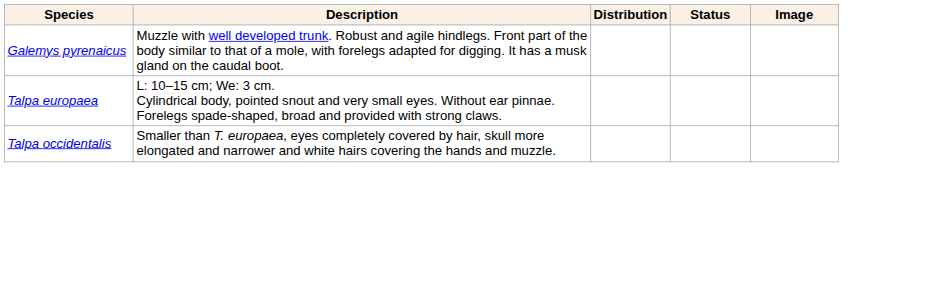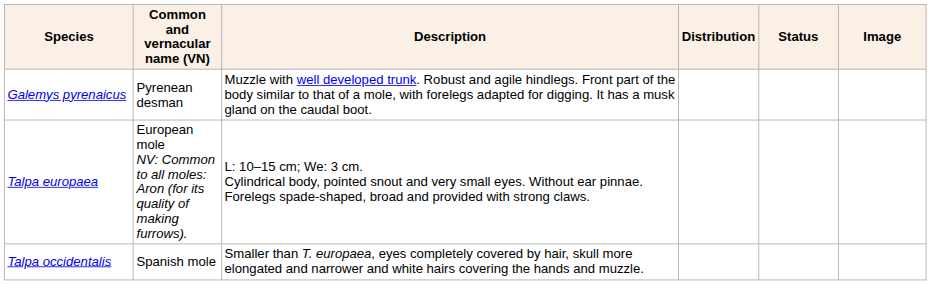+ column: (177, 37)
